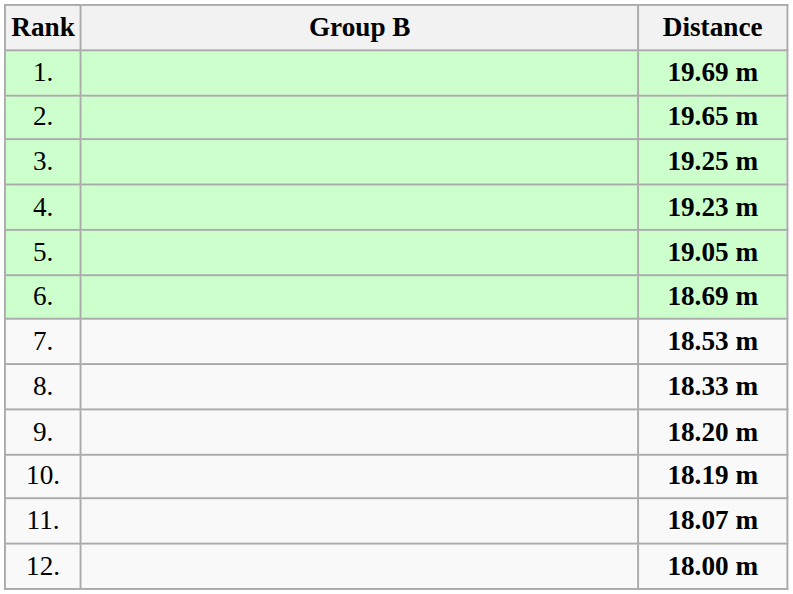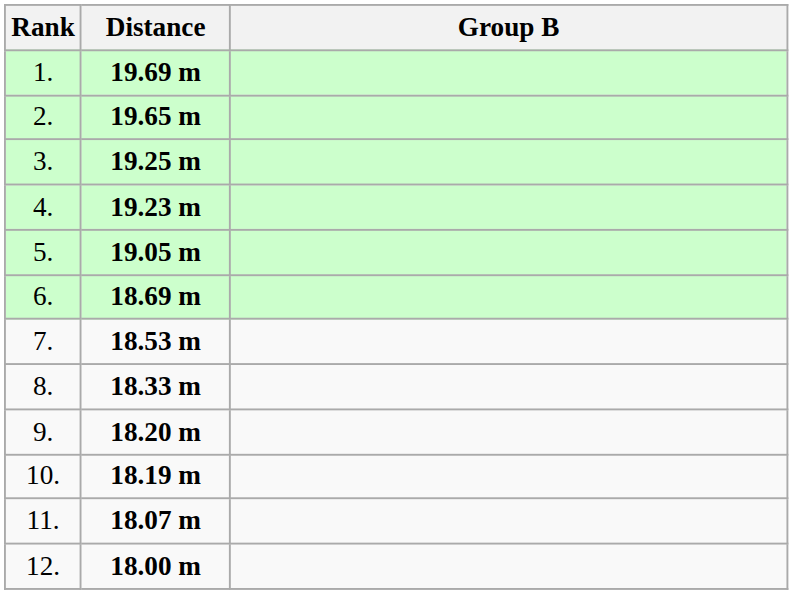columns swapped: (360, 27) <-> (713, 27)
